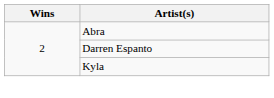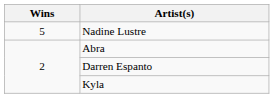+ row: (114, 31)
